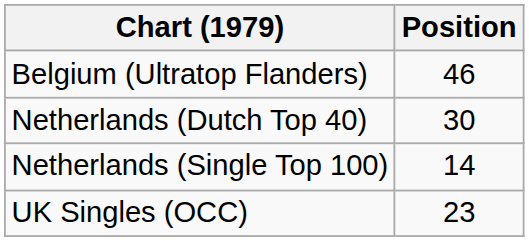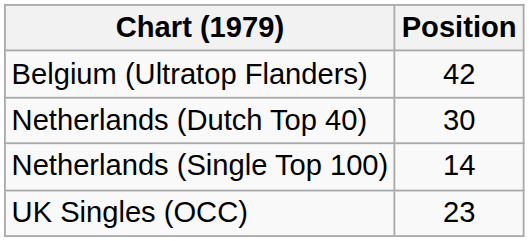(459, 73) 46 -> (459, 73) 42
